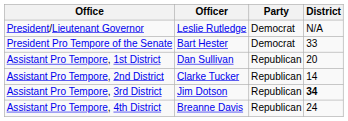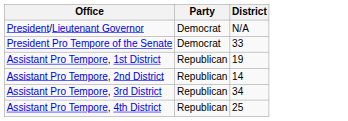- column: (212, 12)
(312, 60) 20 -> (238, 60) 19
(312, 92) bold -> (238, 92) normal
(312, 108) 24 -> (238, 108) 25
